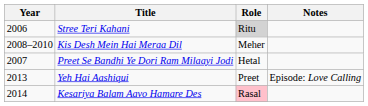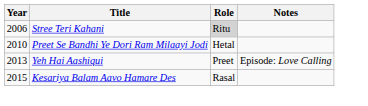- row: (120, 45)
(17, 61) 2007 -> (17, 45) 2010
(17, 93) 2014 -> (17, 77) 2015
(249, 93) pink background -> (224, 77) no background
